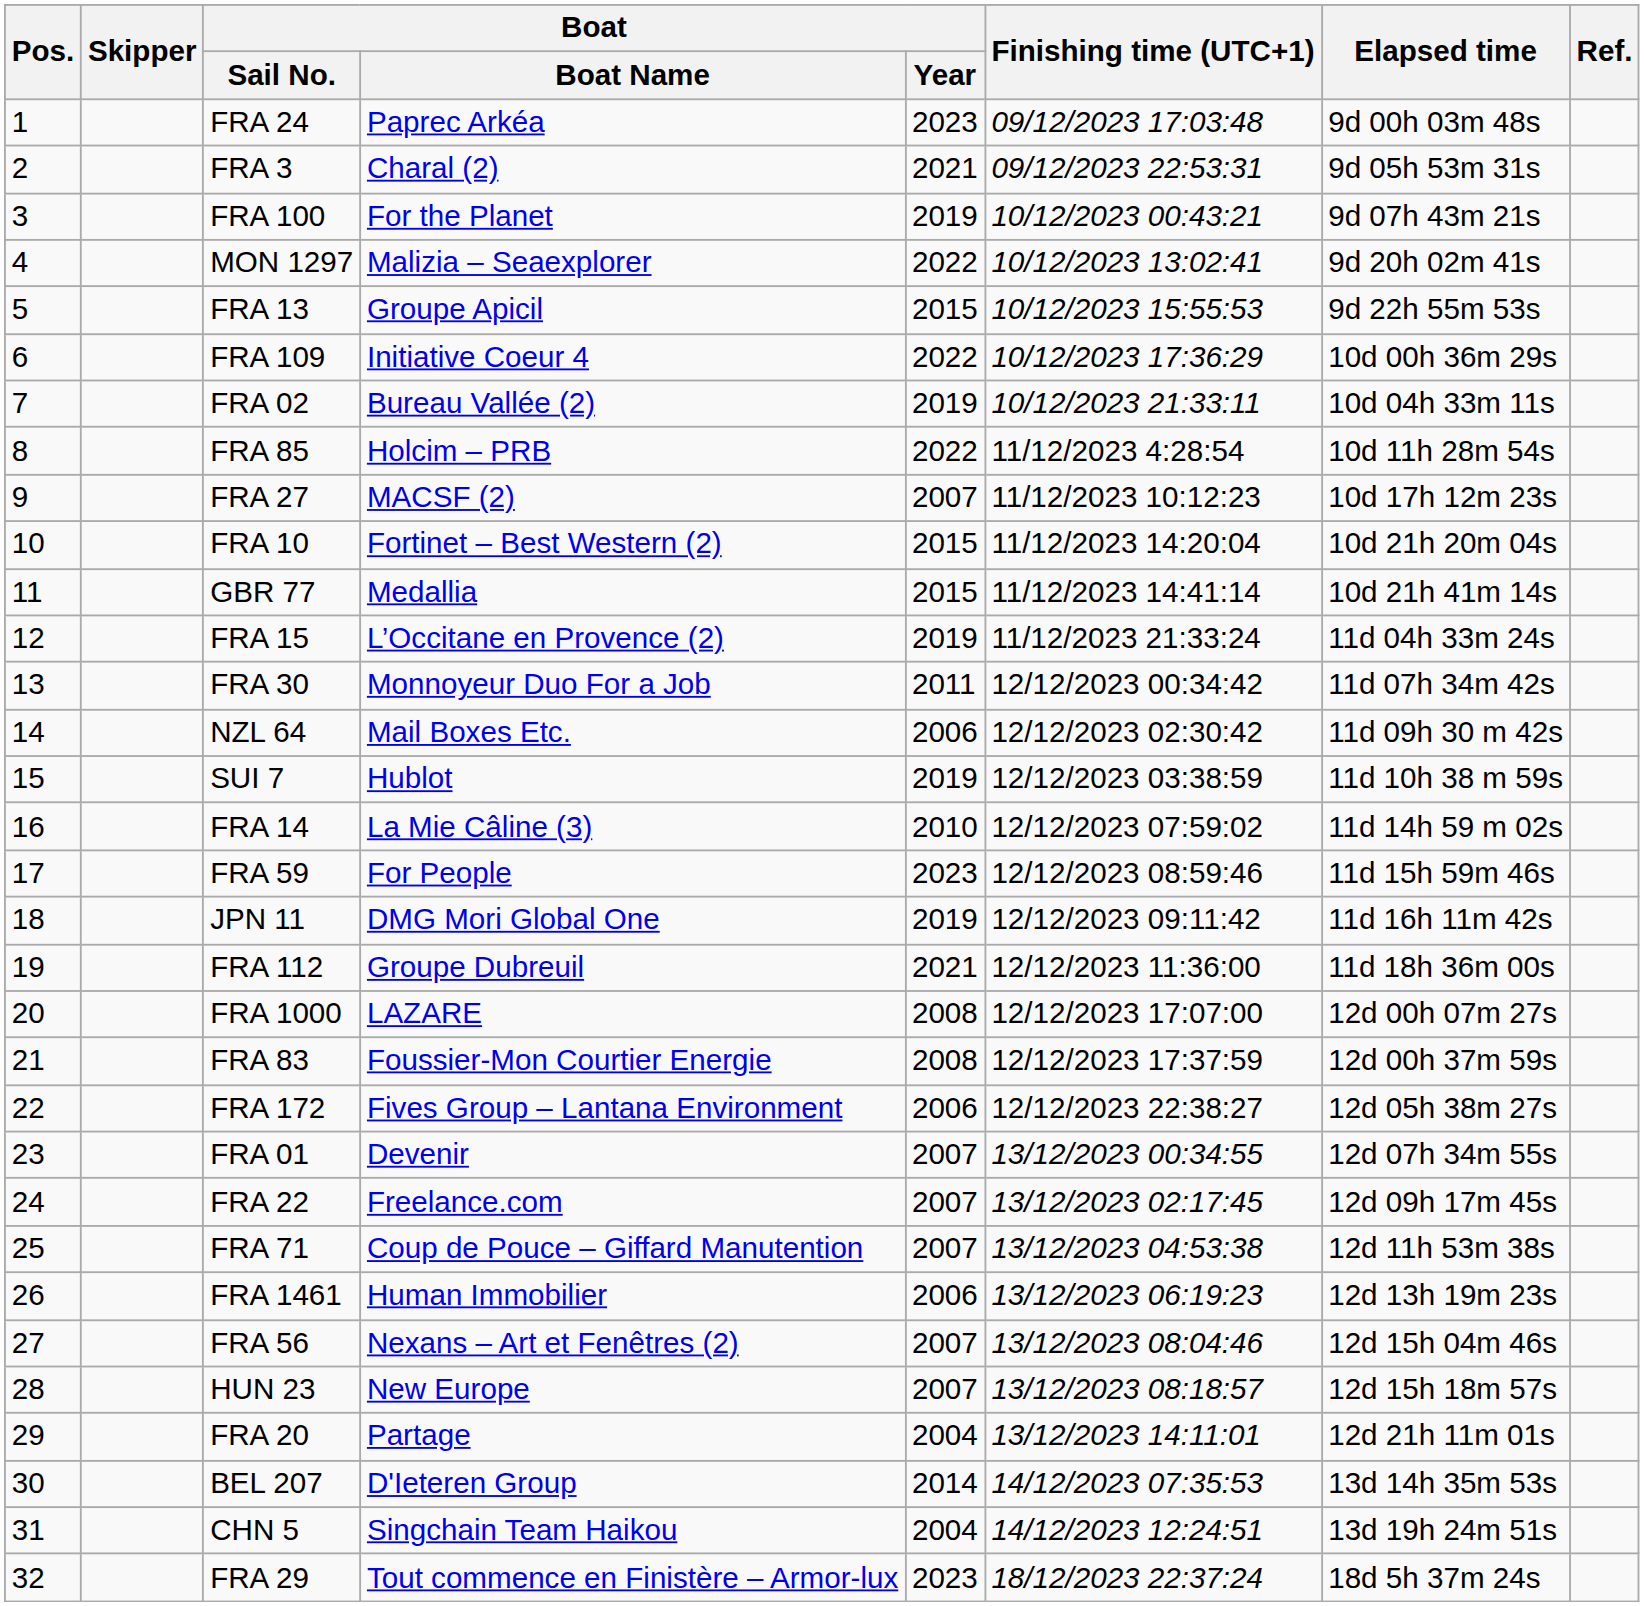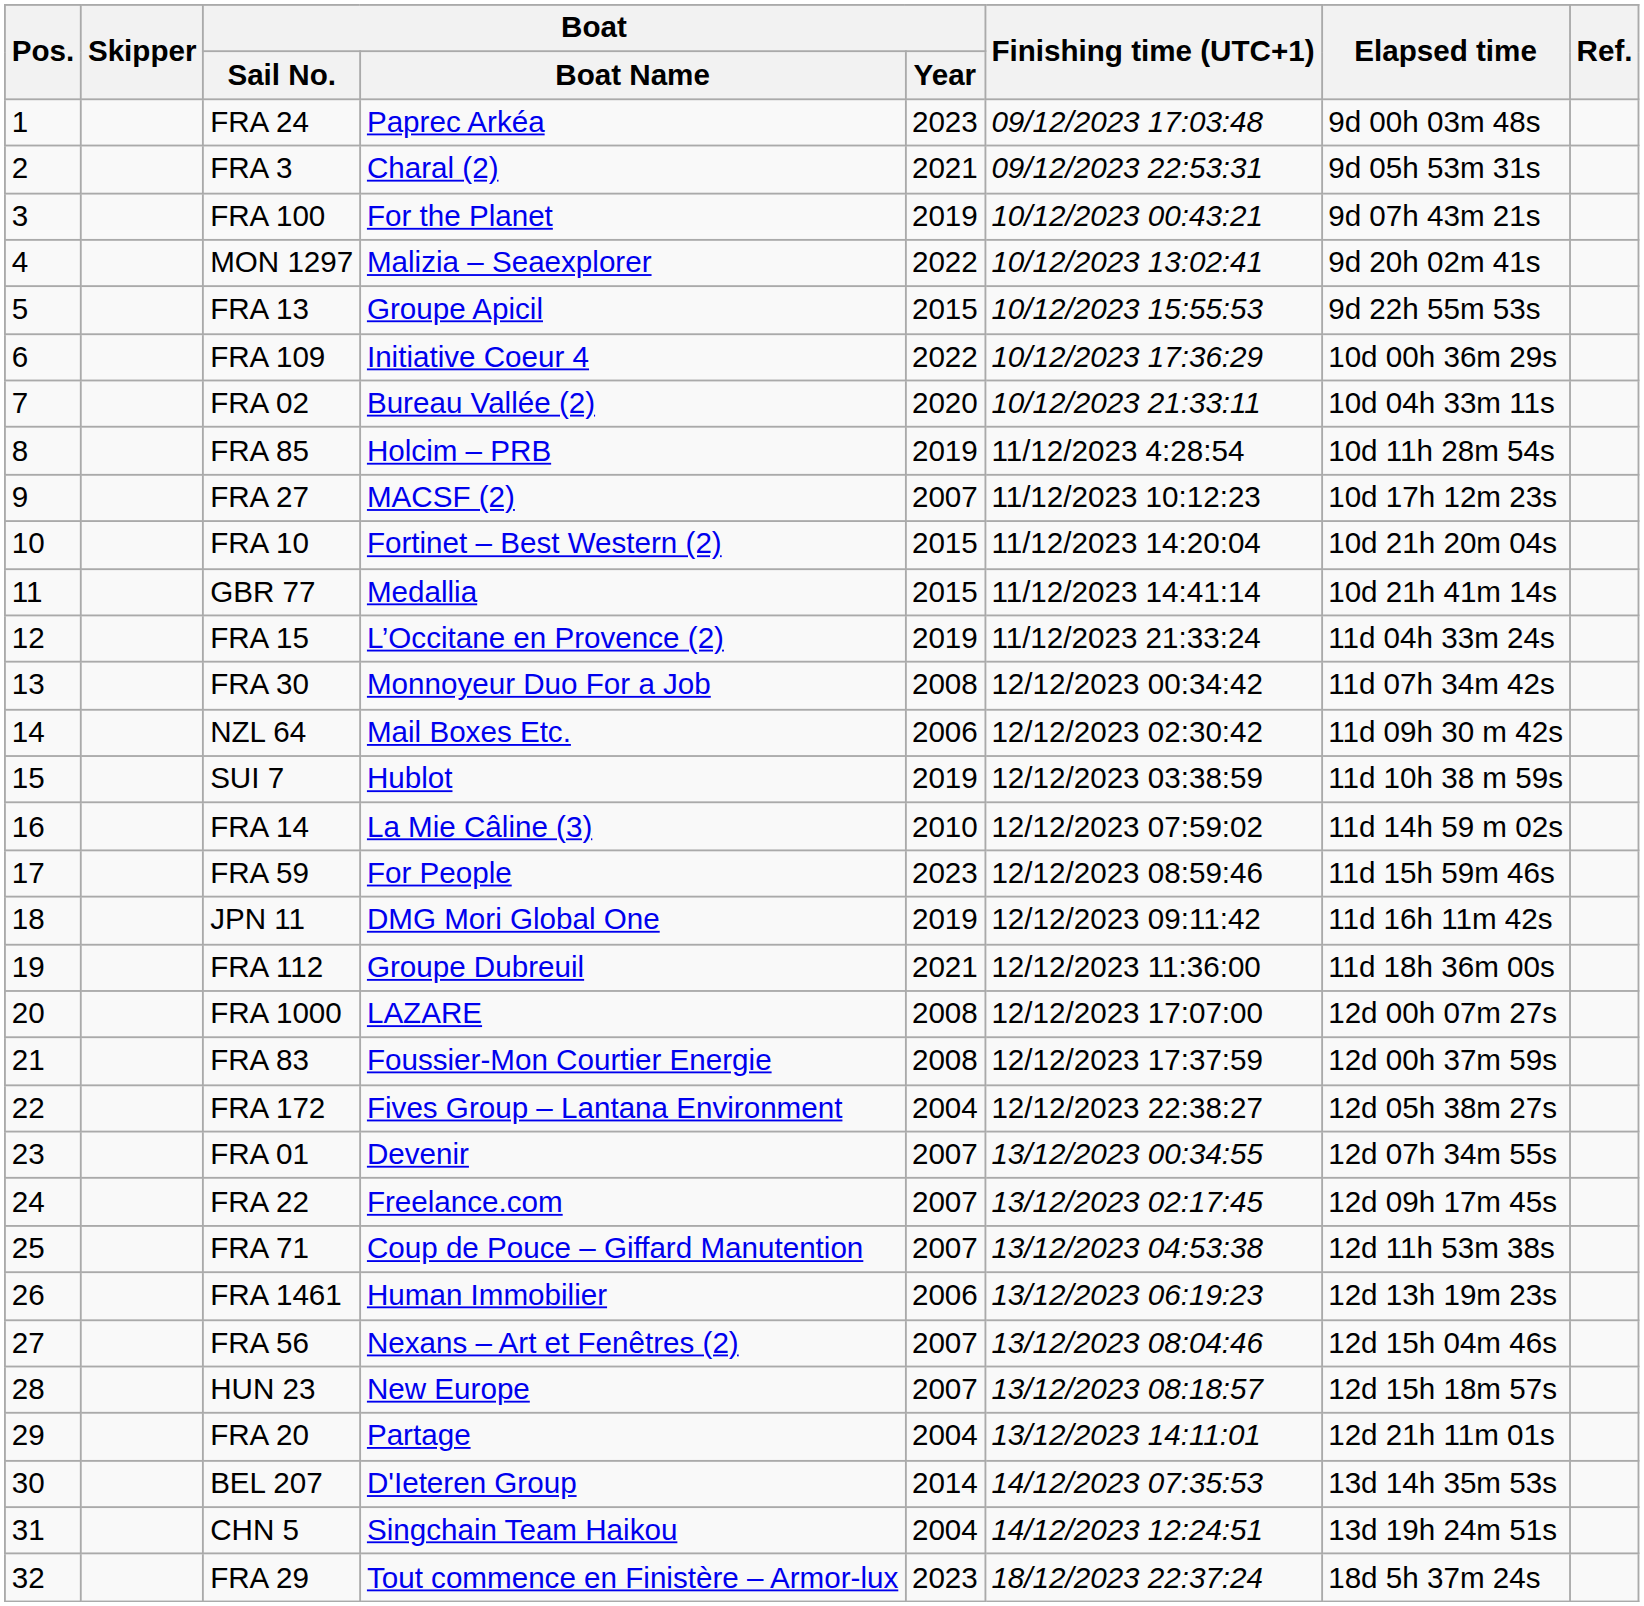(945, 403) 2019 -> (945, 403) 2020
(945, 450) 2022 -> (945, 450) 2019
(944, 685) 2011 -> (945, 685) 2008
(945, 1107) 2006 -> (945, 1107) 2004
